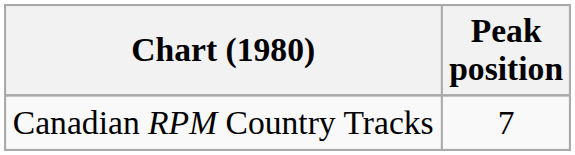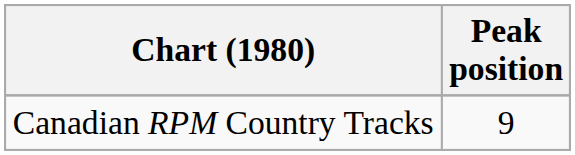(506, 122) 7 -> (506, 122) 9
